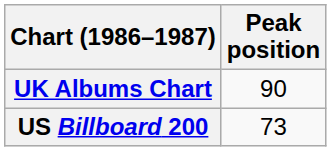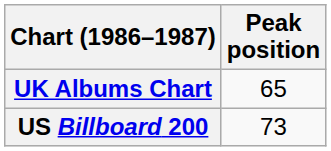(273, 88) 90 -> (273, 88) 65
